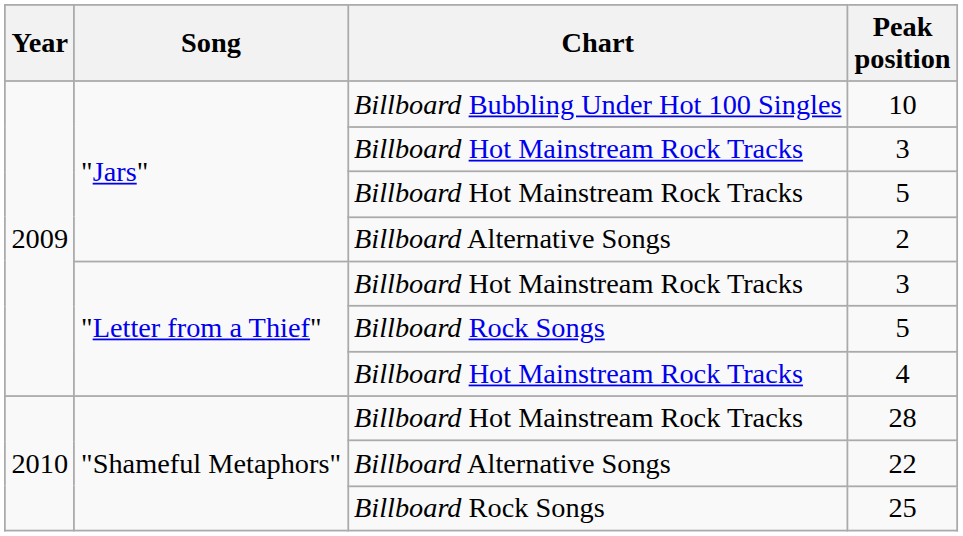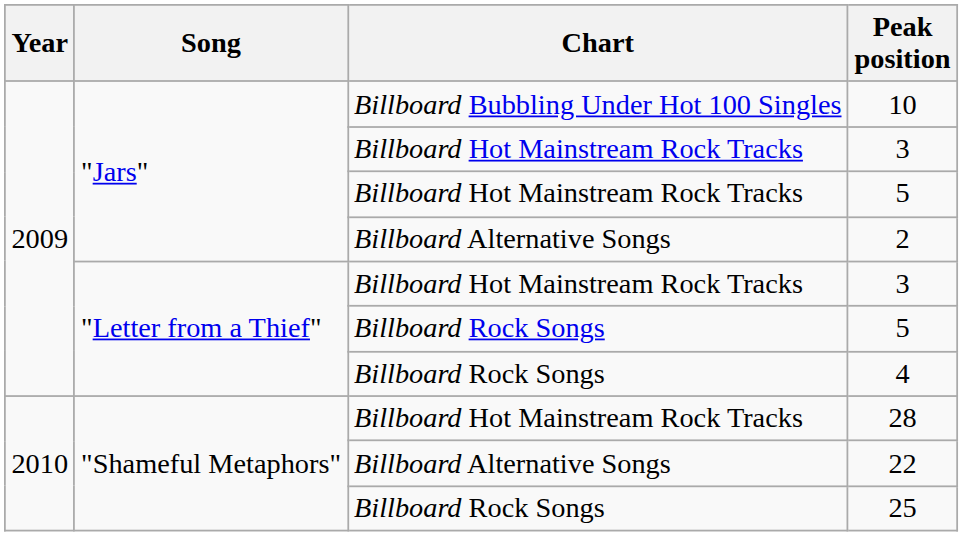(578, 373) Billboard Hot Mainstream Rock Tracks -> (479, 373) Billboard Rock Songs
